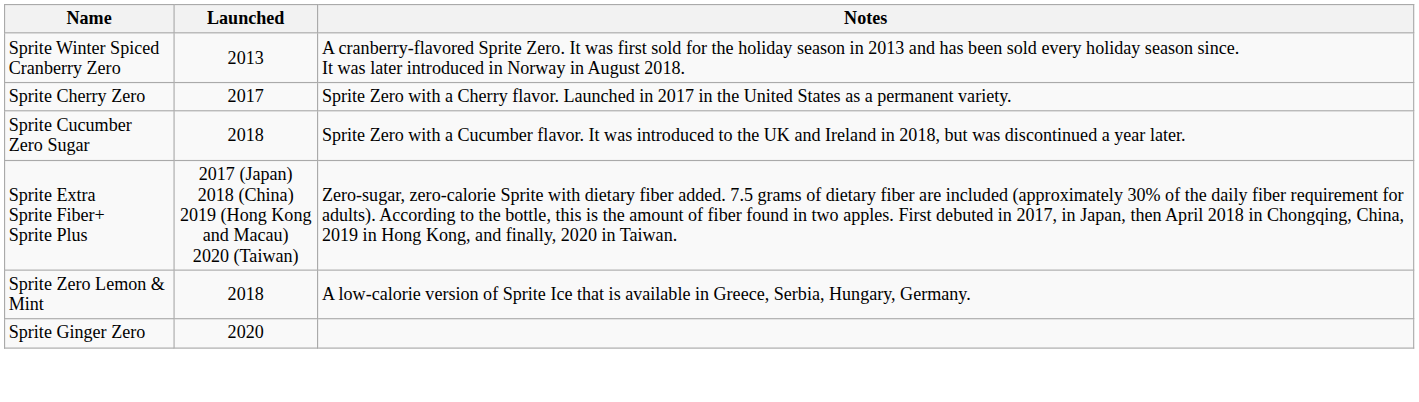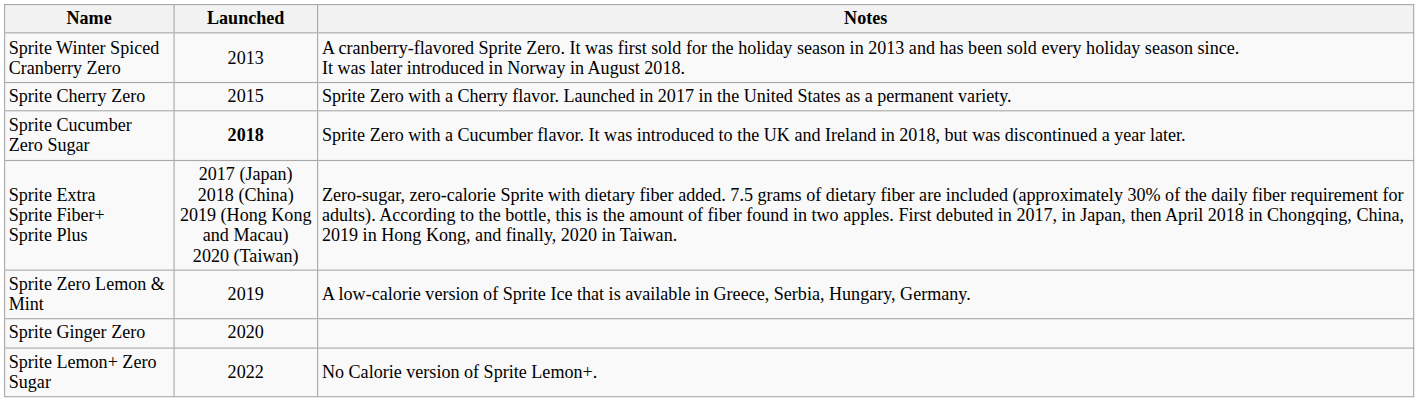(246, 96) 2017 -> (246, 96) 2015
(246, 135) normal -> (246, 135) bold
(246, 294) 2018 -> (246, 294) 2019
+ row: (83, 372)
